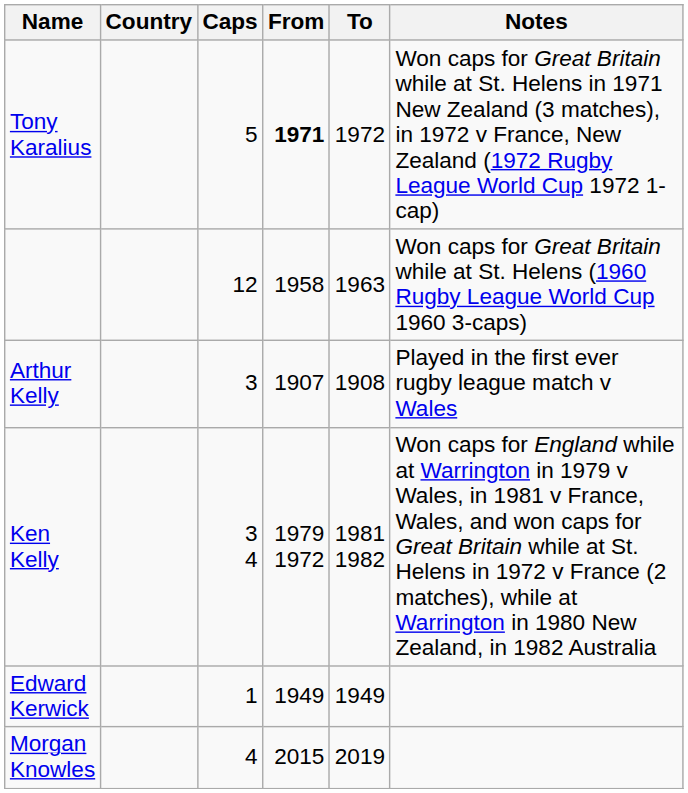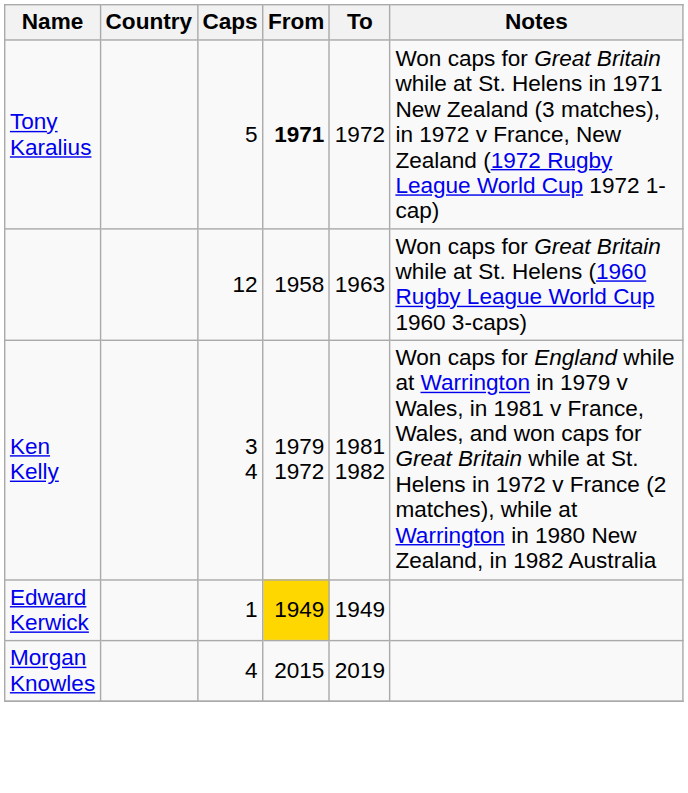- row: (41, 383)
(299, 696) no background -> (299, 609) gold background
